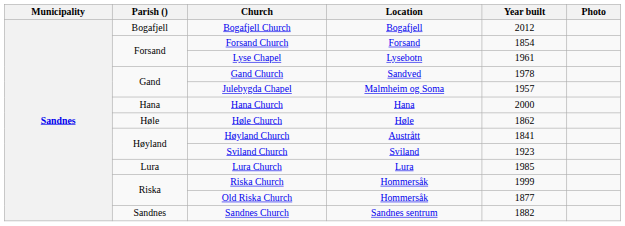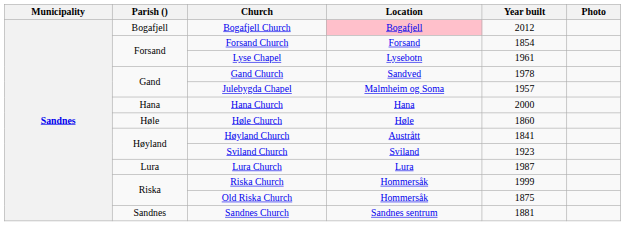(404, 27) no background -> (404, 27) pink background
(525, 120) 1862 -> (525, 120) 1860
(525, 167) 1985 -> (525, 167) 1987
(525, 197) 1877 -> (525, 197) 1875
(525, 213) 1882 -> (525, 213) 1881
